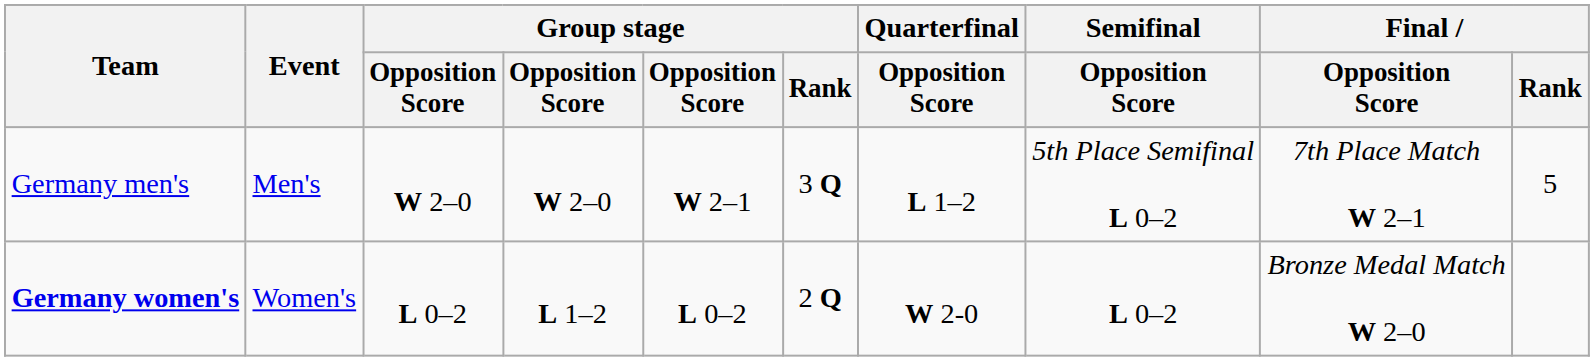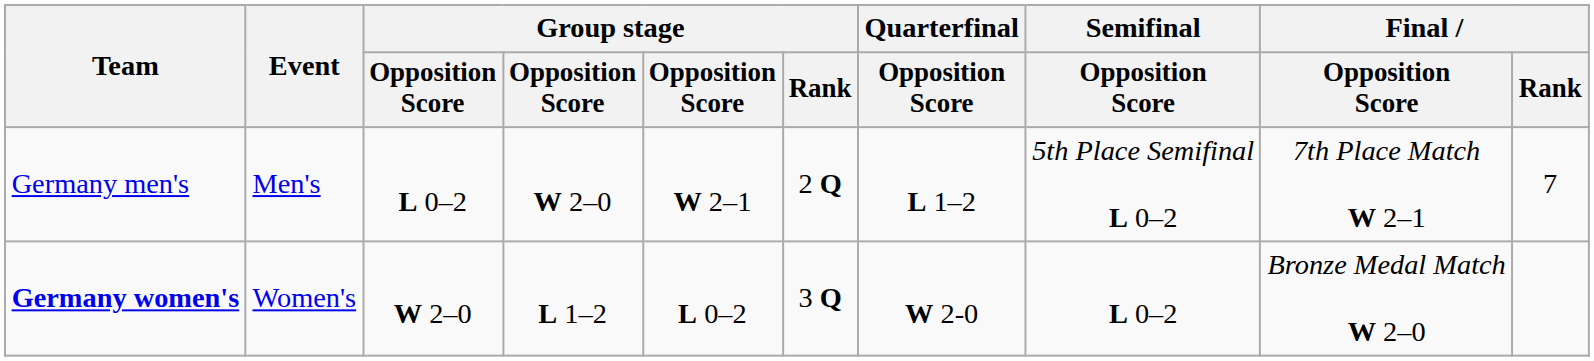(433, 201) W 2–0 -> (433, 201) L 0–2
(820, 184) 3 Q -> (820, 184) 2 Q
(1550, 184) 5 -> (1550, 184) 7
(433, 314) L 0–2 -> (433, 314) W 2–0
(820, 298) 2 Q -> (820, 298) 3 Q
